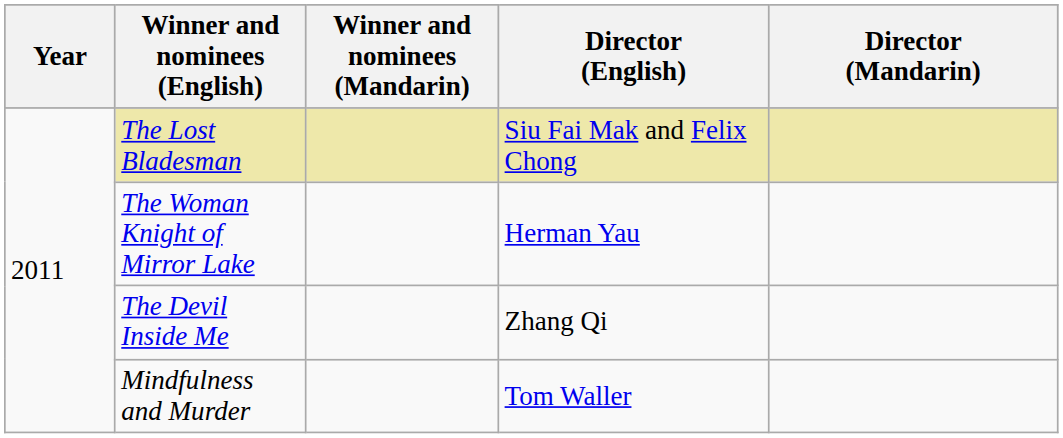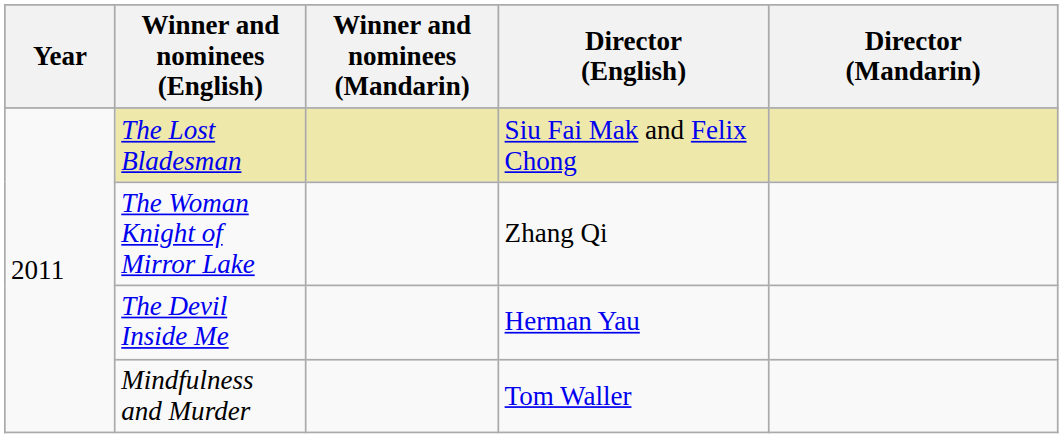(572, 233) Herman Yau -> (556, 233) Zhang Qi
(556, 321) Zhang Qi -> (572, 321) Herman Yau
